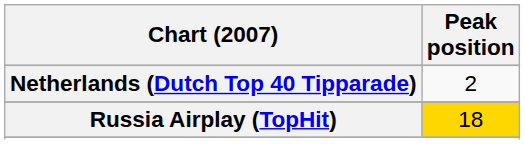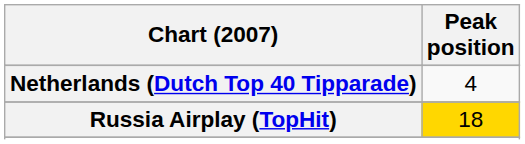(471, 83) 2 -> (471, 83) 4
